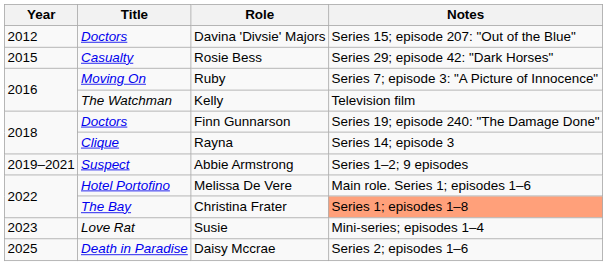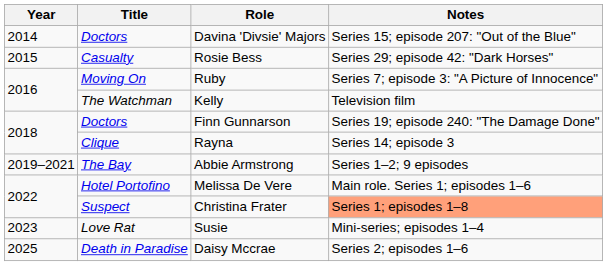(22, 36) 2012 -> (22, 36) 2014
(105, 164) Suspect -> (106, 164) The Bay
(106, 206) The Bay -> (105, 206) Suspect
